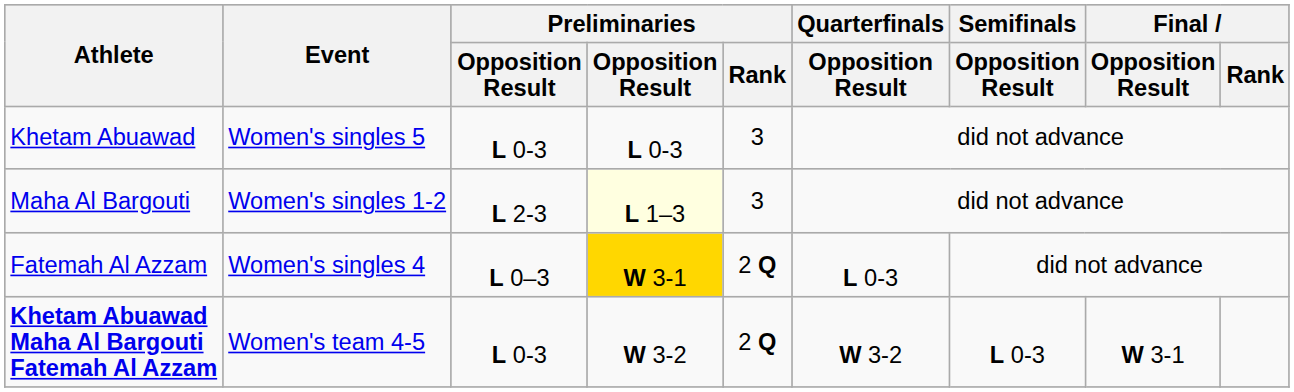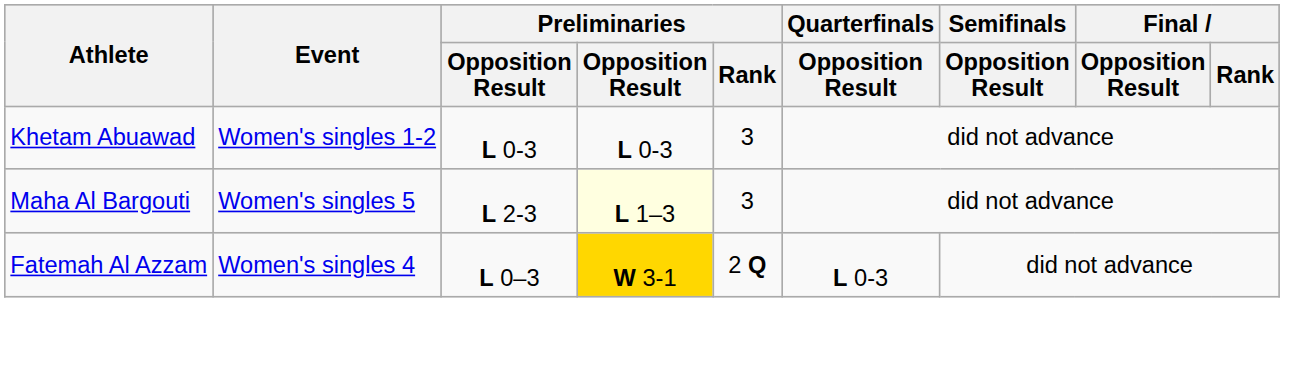(327, 138) Women's singles 5 -> (327, 138) Women's singles 1-2
(337, 201) Women's singles 1-2 -> (317, 201) Women's singles 5
- row: (114, 342)
